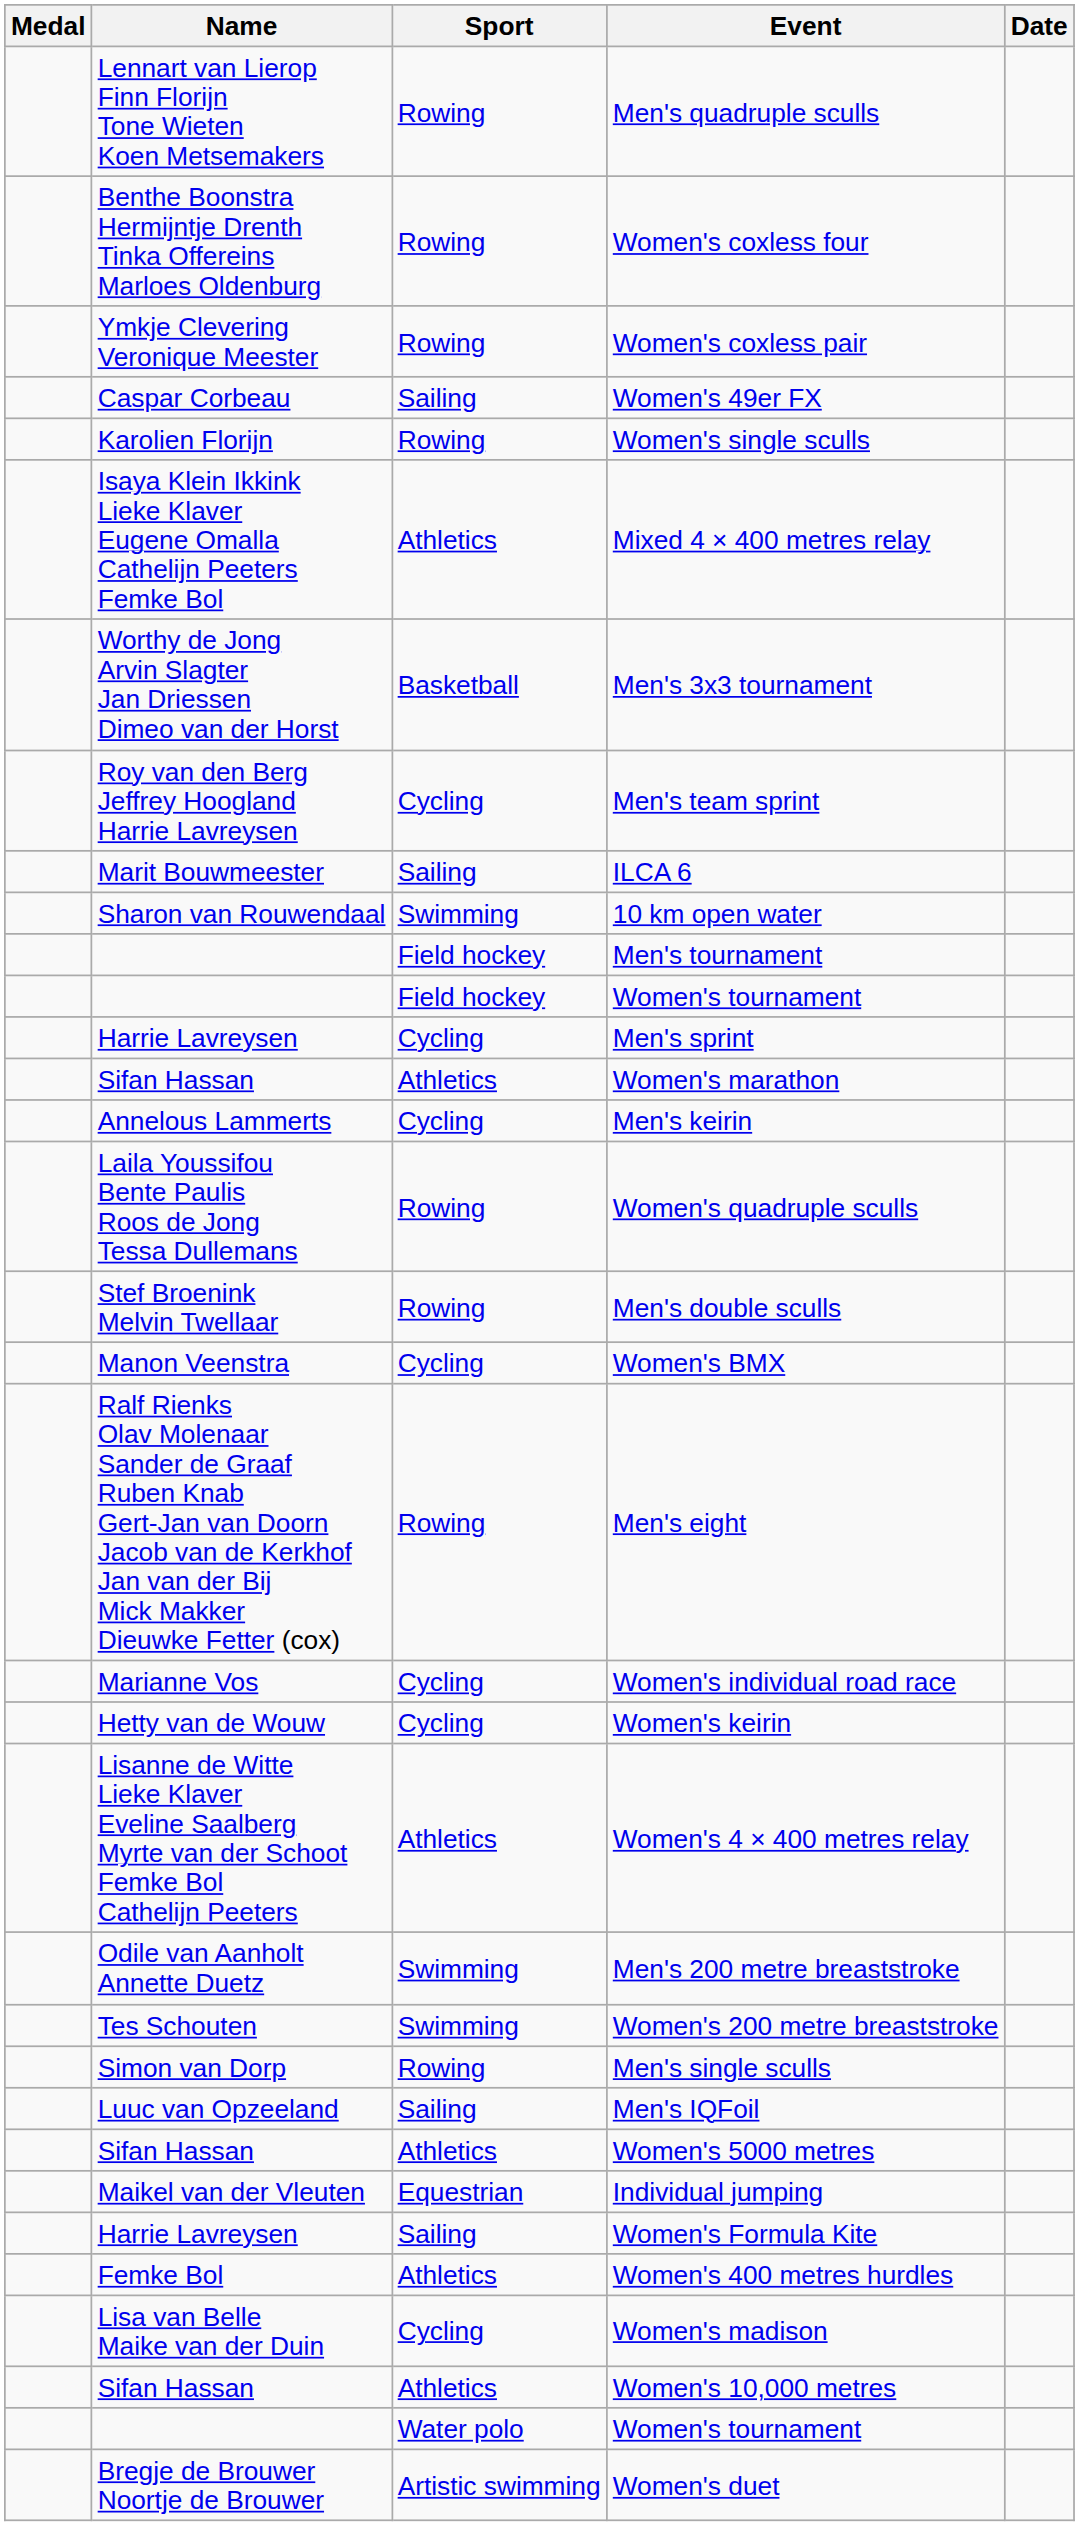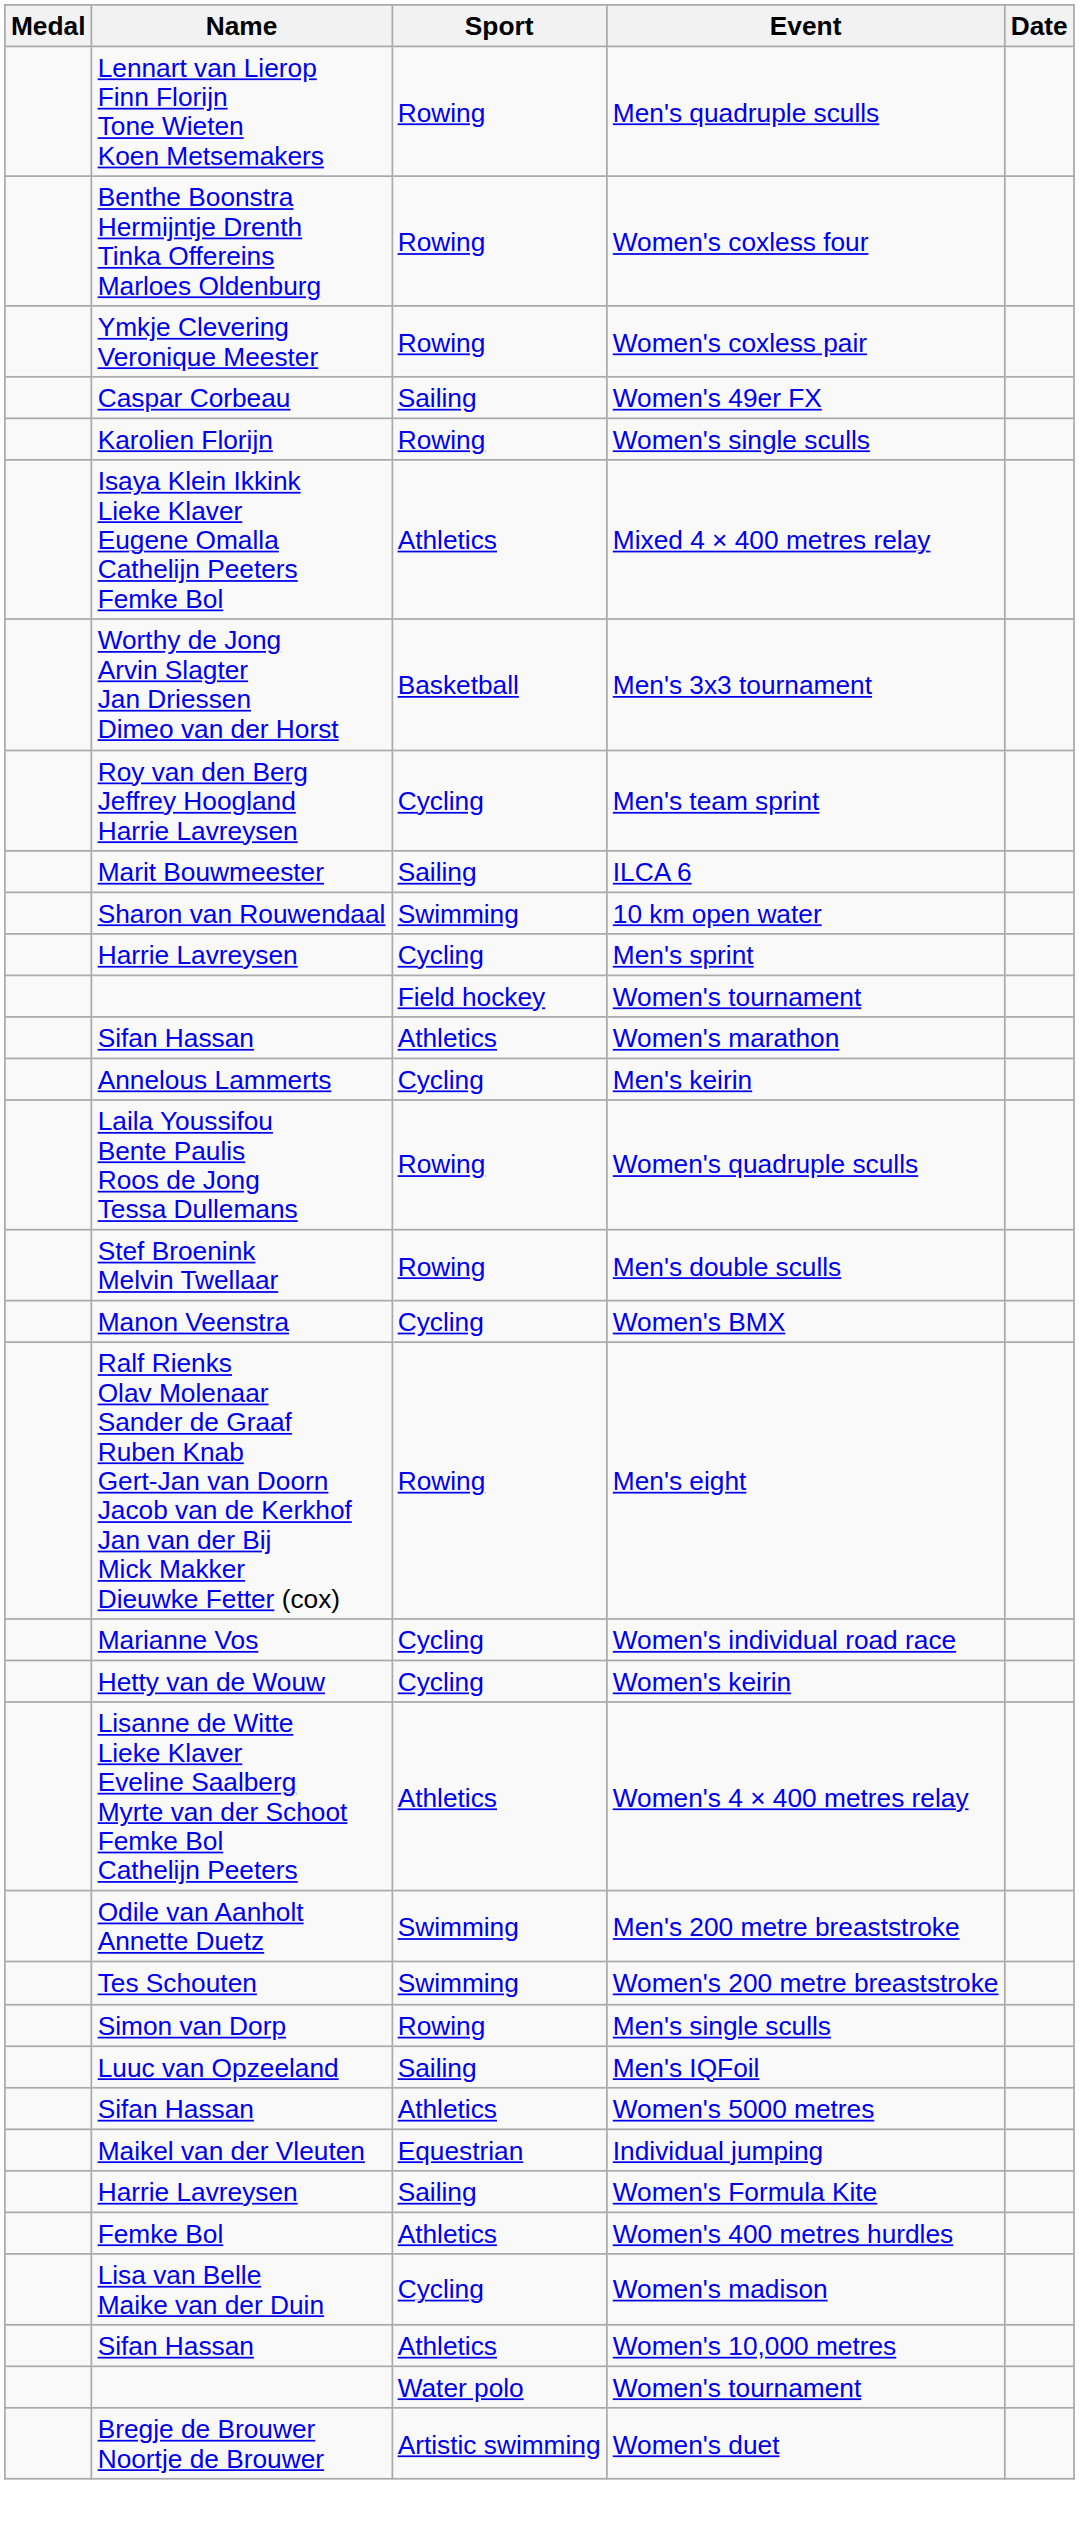- row: (471, 954)
rows swapped: (441, 1038) <-> (471, 996)
